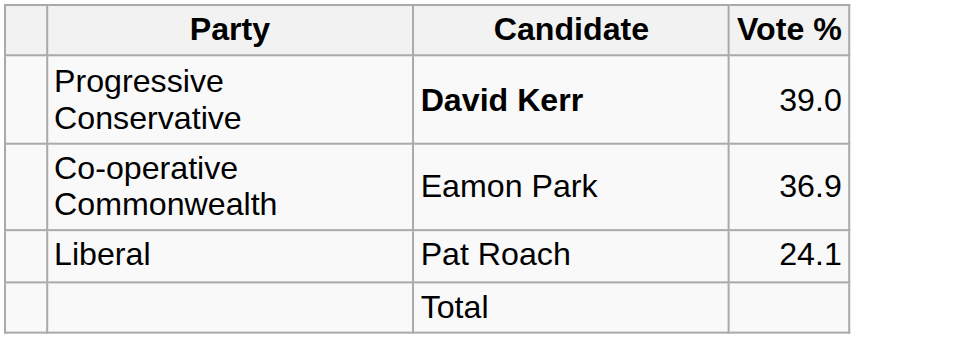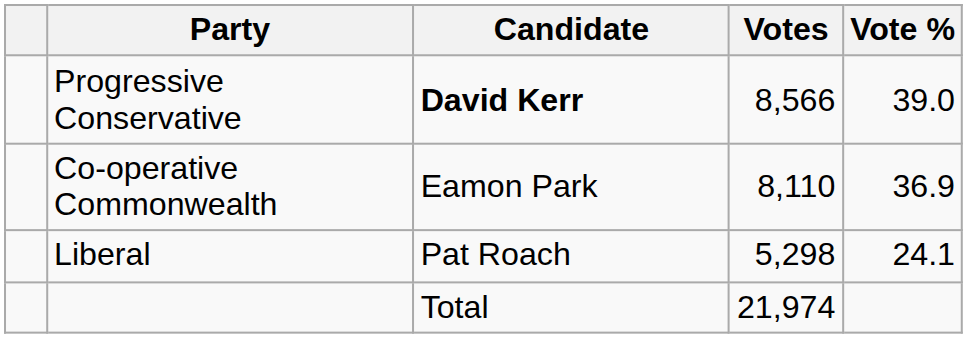+ column: (786, 30)
